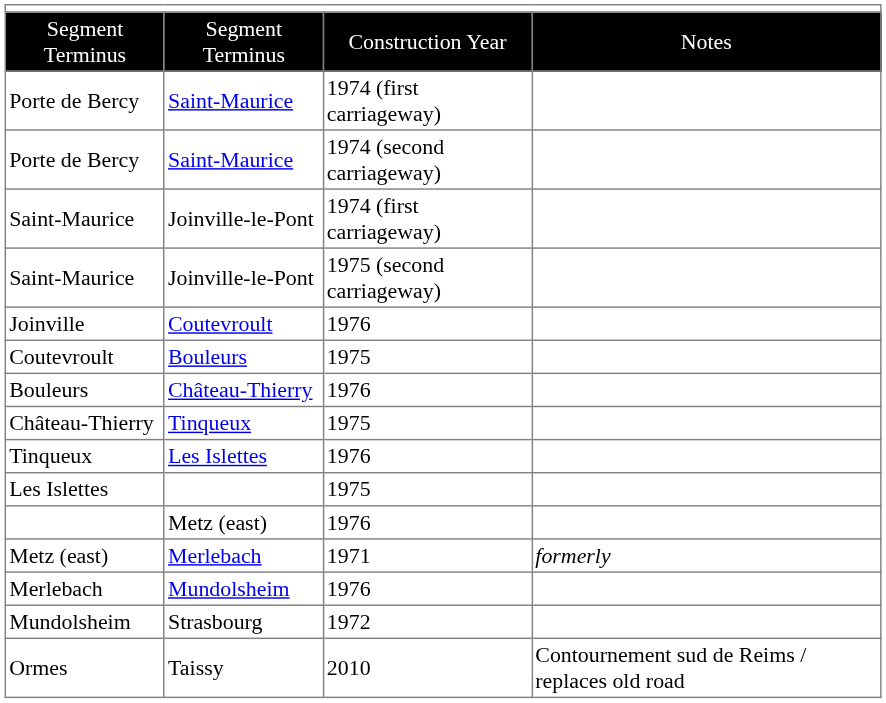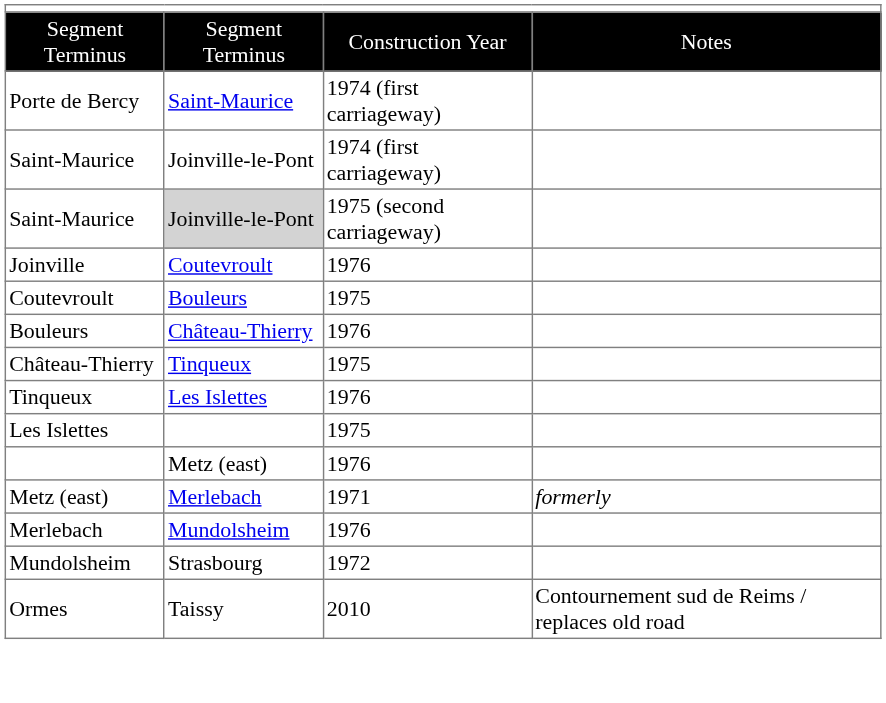- row: (74, 159)
(241, 277) no background -> (241, 218) lightgrey background
